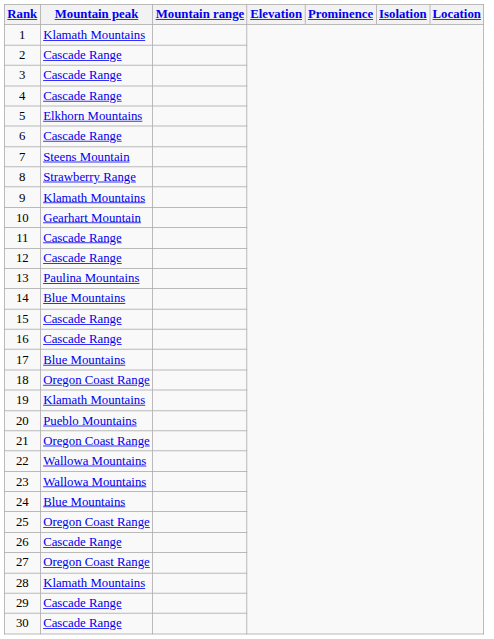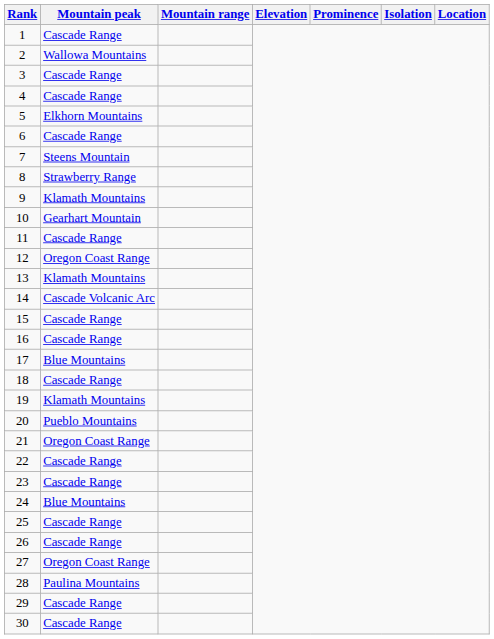(94, 34) Klamath Mountains -> (82, 34) Cascade Range
(82, 55) Cascade Range -> (95, 55) Wallowa Mountains
(82, 258) Cascade Range -> (96, 258) Oregon Coast Range
(91, 278) Paulina Mountains -> (94, 278) Klamath Mountains
(84, 298) Blue Mountains -> (99, 298) Cascade Volcanic Arc
(96, 380) Oregon Coast Range -> (82, 380) Cascade Range
(95, 461) Wallowa Mountains -> (82, 461) Cascade Range
(95, 481) Wallowa Mountains -> (82, 481) Cascade Range
(96, 522) Oregon Coast Range -> (82, 522) Cascade Range
(94, 583) Klamath Mountains -> (91, 583) Paulina Mountains
